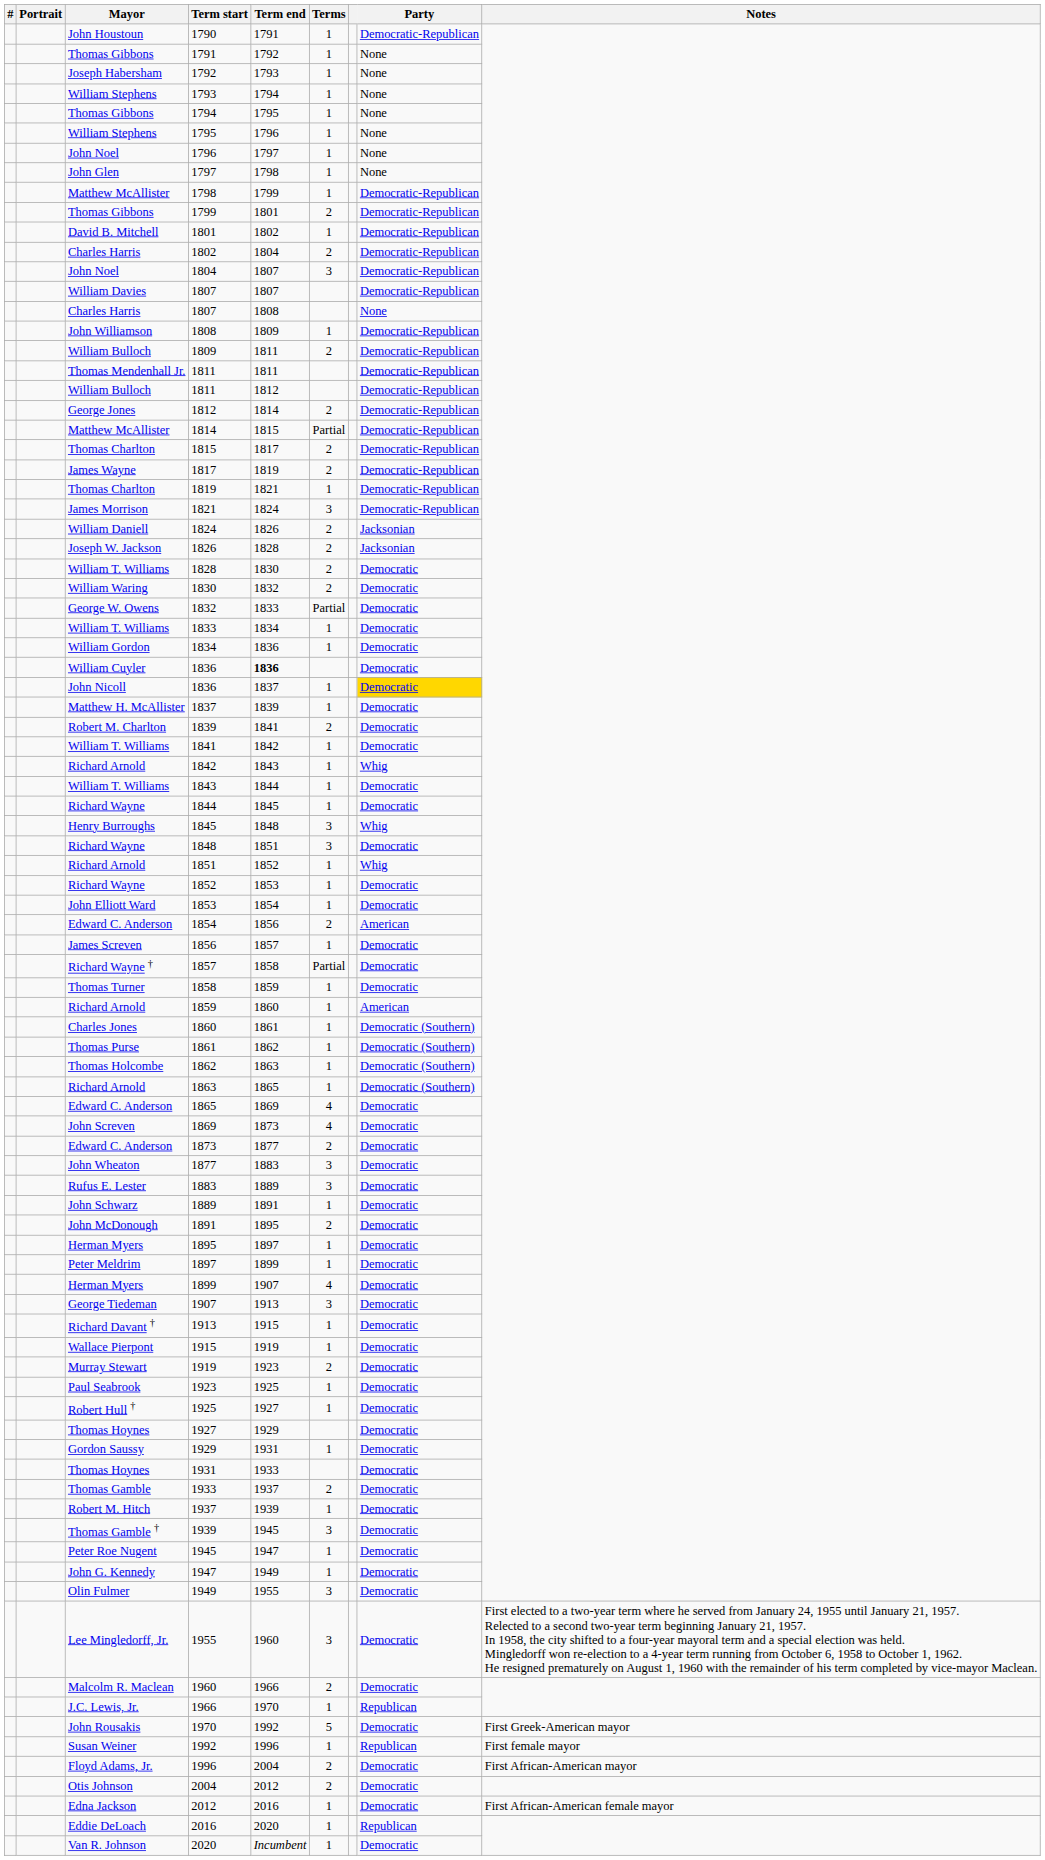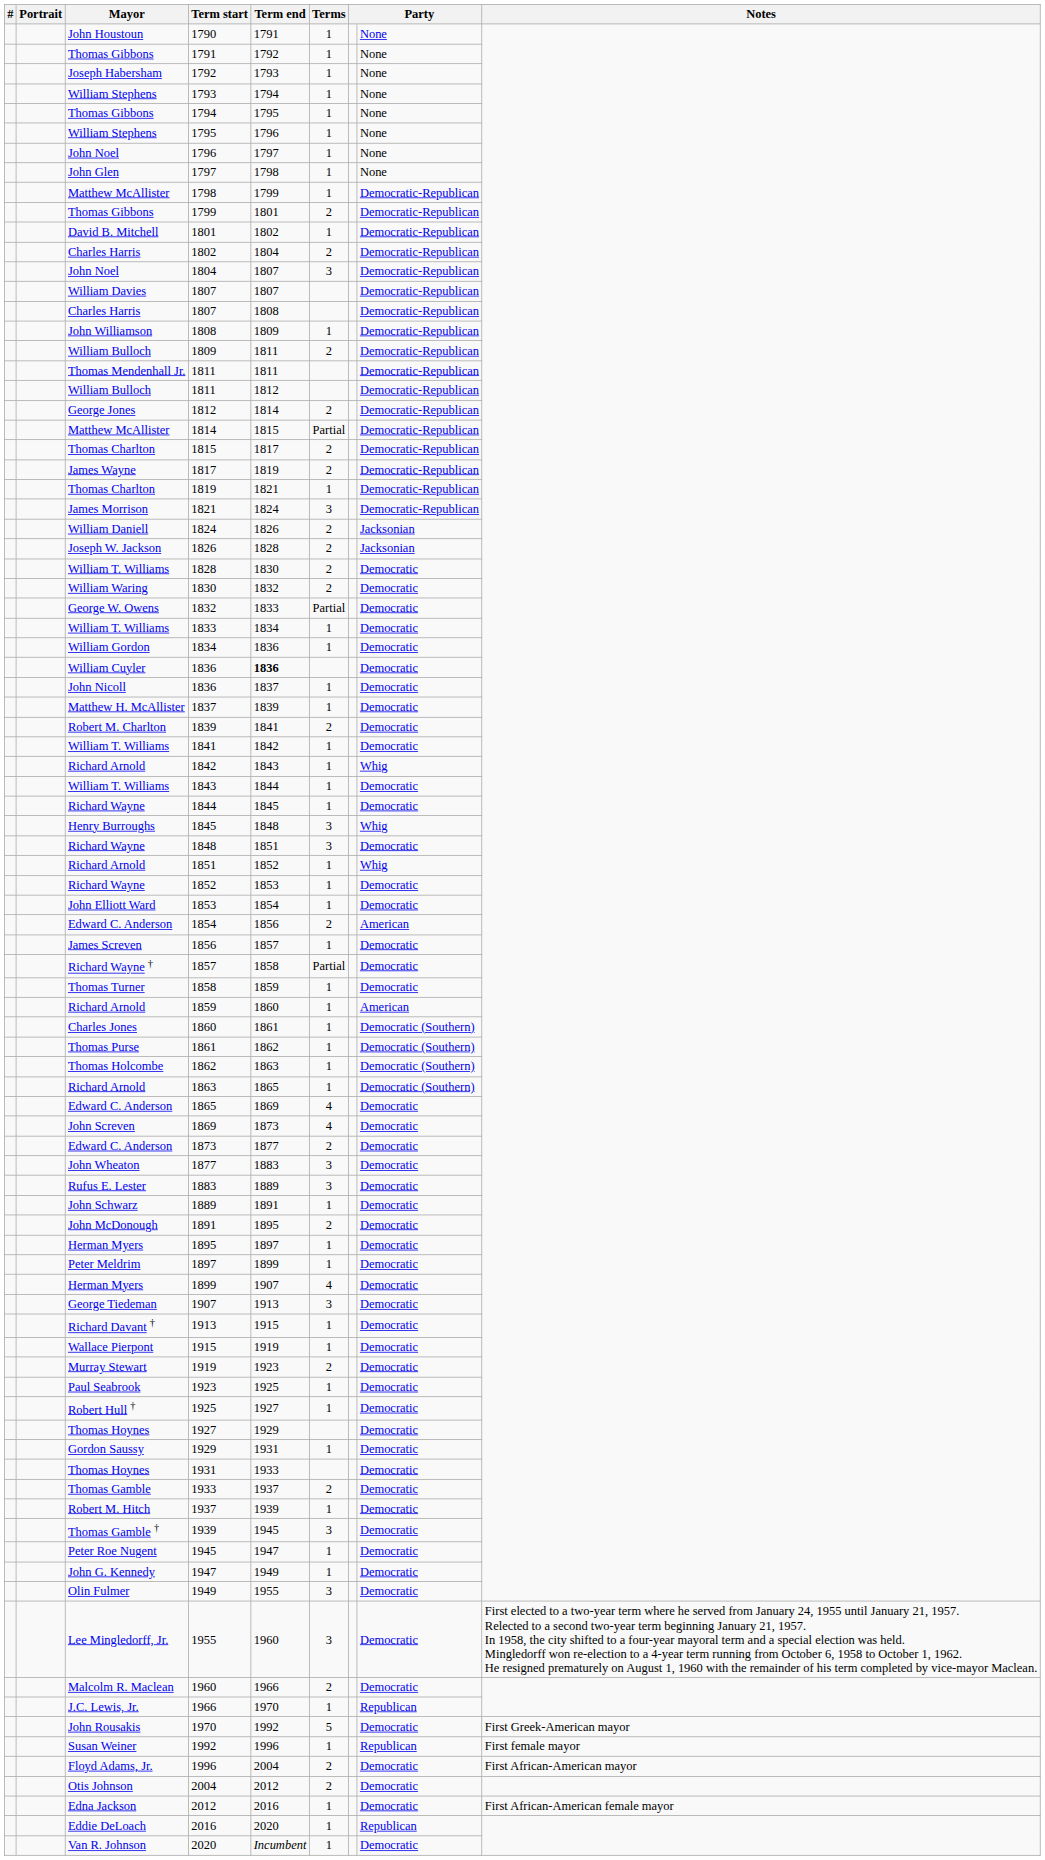(419, 34) Democratic-Republican -> (373, 34) None
(373, 311) None -> (419, 311) Democratic-Republican
(389, 687) gold background -> (389, 687) no background
